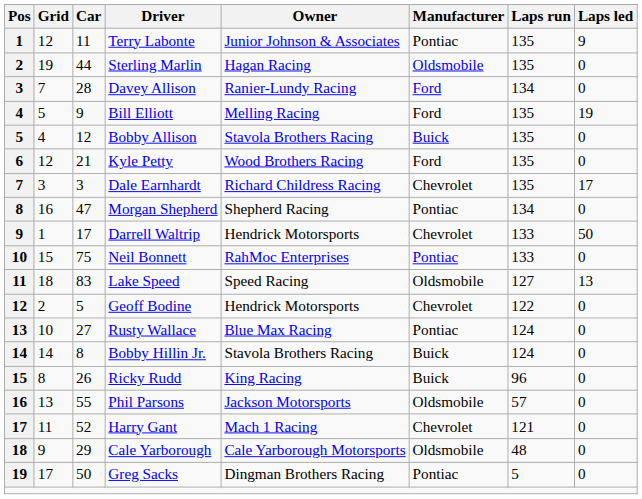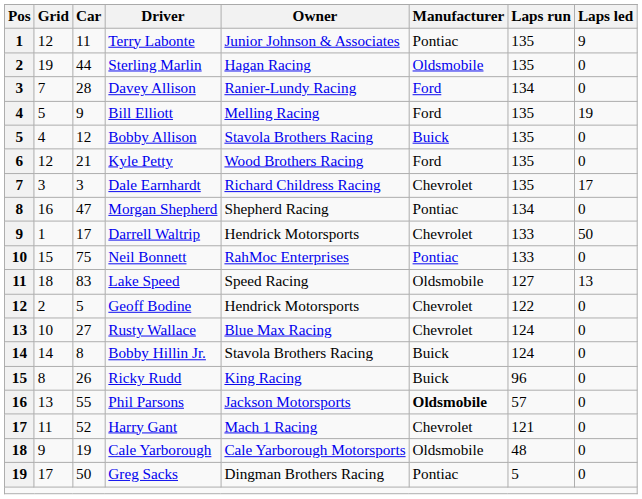(435, 329) Pontiac -> (443, 329) Chevrolet
(448, 402) normal -> (450, 402) bold
(84, 450) 29 -> (84, 450) 19
